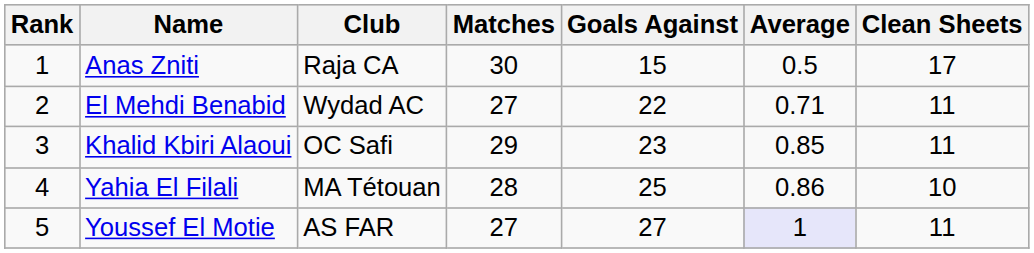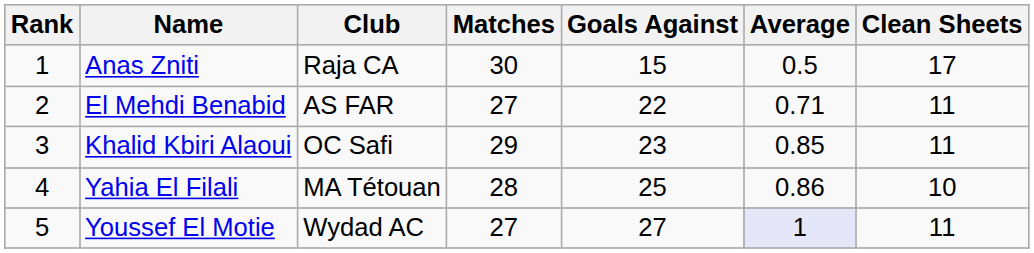(364, 106) Wydad AC -> (349, 106) AS FAR
(349, 227) AS FAR -> (364, 227) Wydad AC
